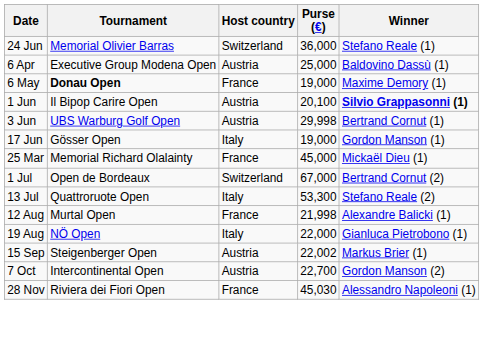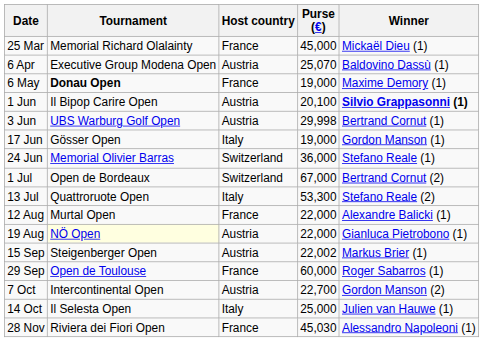rows swapped: (26, 159) <-> (25, 46)
(318, 65) 25,000 -> (318, 65) 25,070
(318, 215) 21,998 -> (318, 215) 22,000
(75, 234) no background -> (75, 234) lightyellow background
(233, 234) Italy -> (240, 234) Austria
+ row: (26, 271)
+ row: (25, 309)
